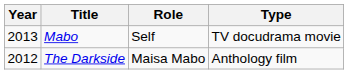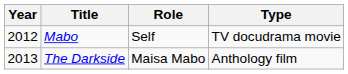(23, 36) 2013 -> (23, 36) 2012
(23, 58) 2012 -> (23, 58) 2013
